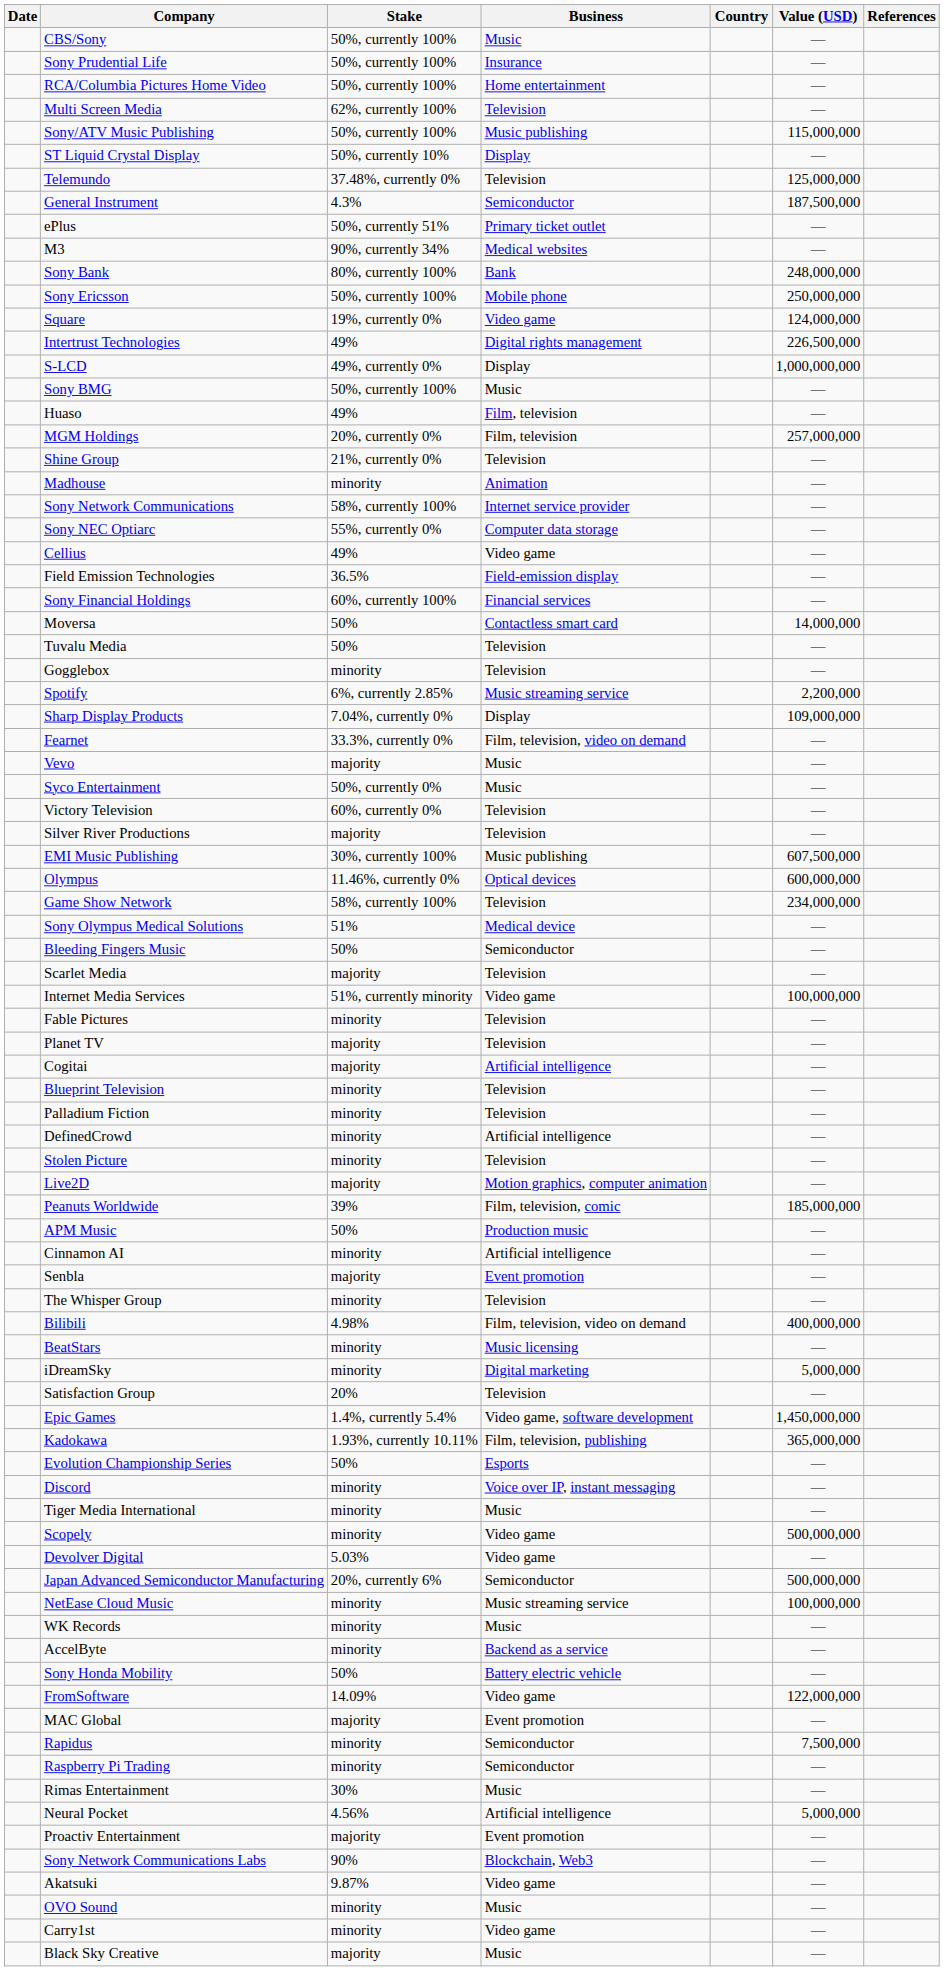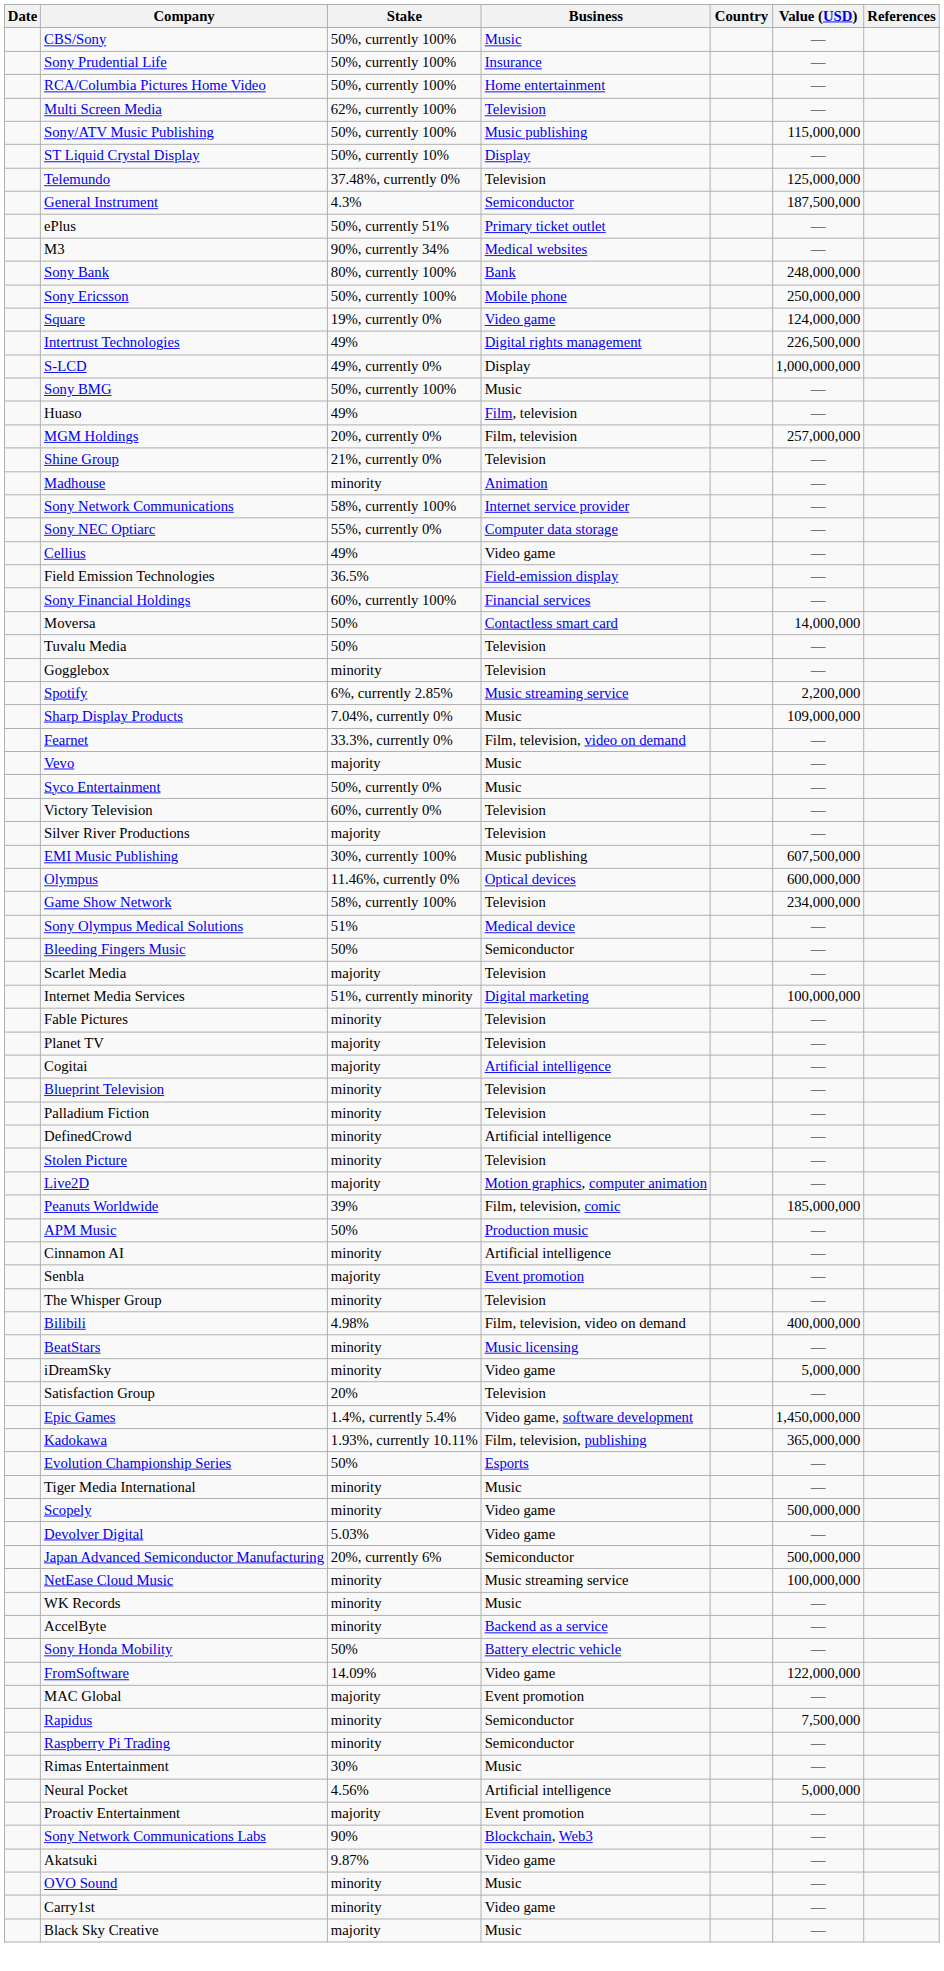(508, 716) Display -> (503, 716) Music
(520, 996) Video game -> (537, 996) Digital marketing
(537, 1370) Digital marketing -> (520, 1370) Video game
- row: (67, 1486)
